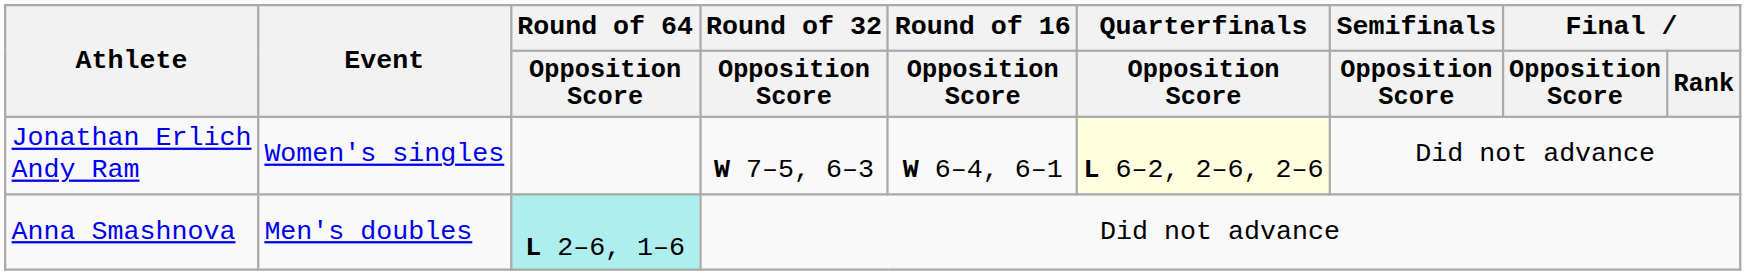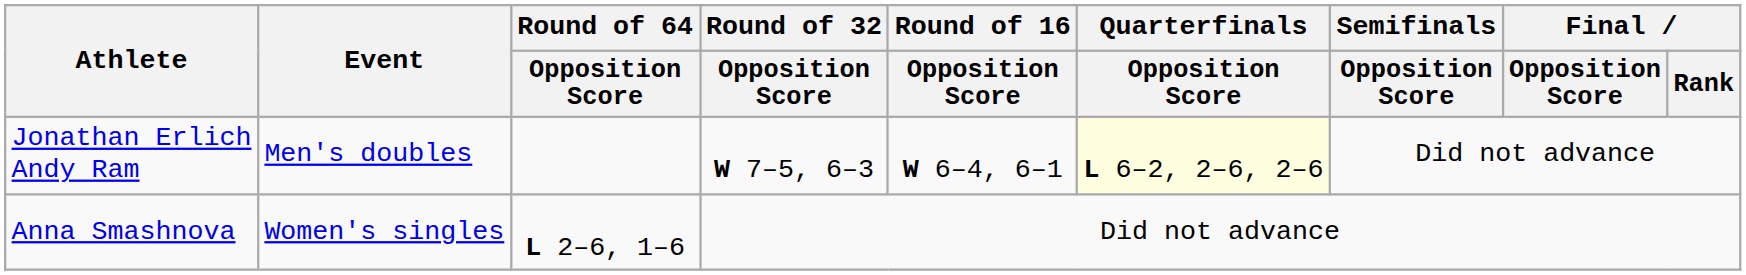(384, 155) Women's singles -> (368, 155) Men's doubles
(368, 232) Men's doubles -> (384, 232) Women's singles
(605, 248) paleturquoise background -> (605, 248) no background
